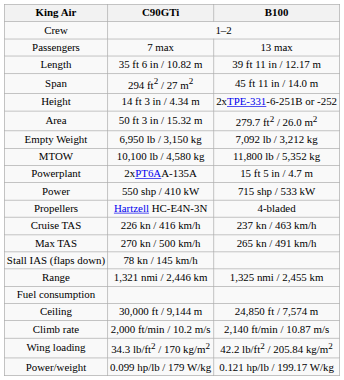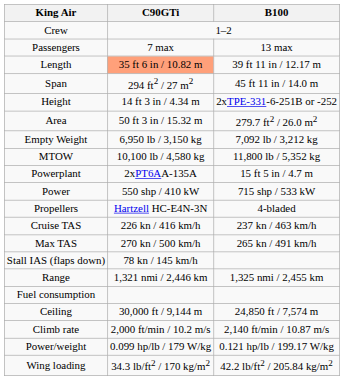(161, 64) no background -> (161, 64) lightsalmon background
rows swapped: (56, 348) <-> (56, 367)
